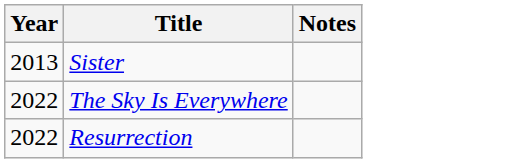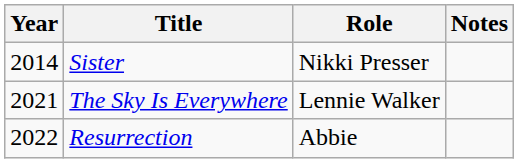+ column: (369, 23)
(34, 61) 2013 -> (34, 61) 2014
(34, 99) 2022 -> (34, 99) 2021
